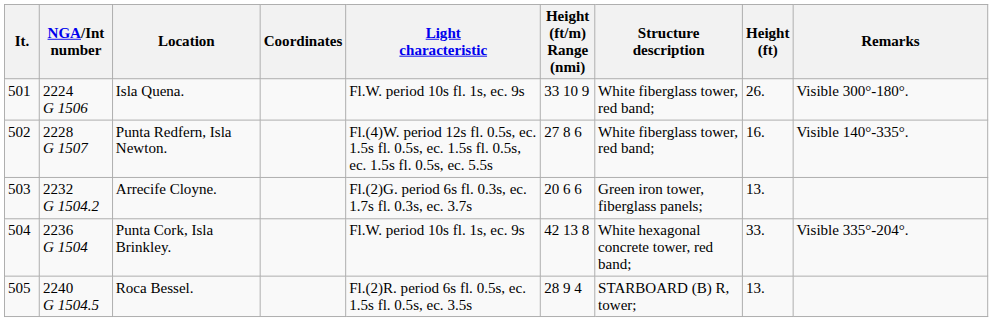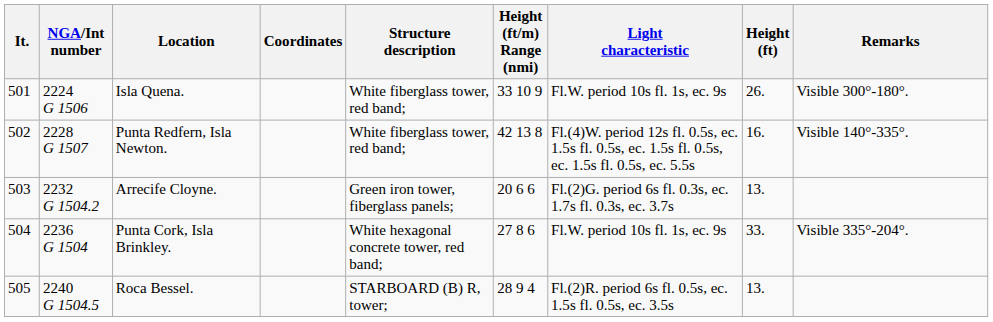columns swapped: (443, 41) <-> (669, 41)
(563, 131) 27 8 6 -> (520, 131) 42 13 8
(567, 230) 42 13 8 -> (516, 230) 27 8 6
